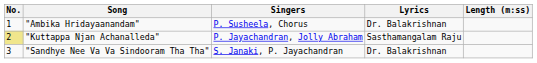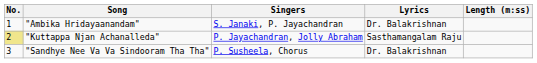(261, 25) P. Susheela, Chorus -> (278, 25) S. Janaki, P. Jayachandran
(278, 51) S. Janaki, P. Jayachandran -> (261, 51) P. Susheela, Chorus
